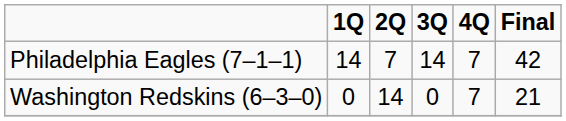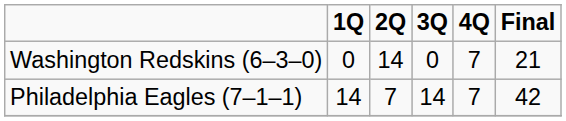rows swapped: (166, 97) <-> (156, 60)
